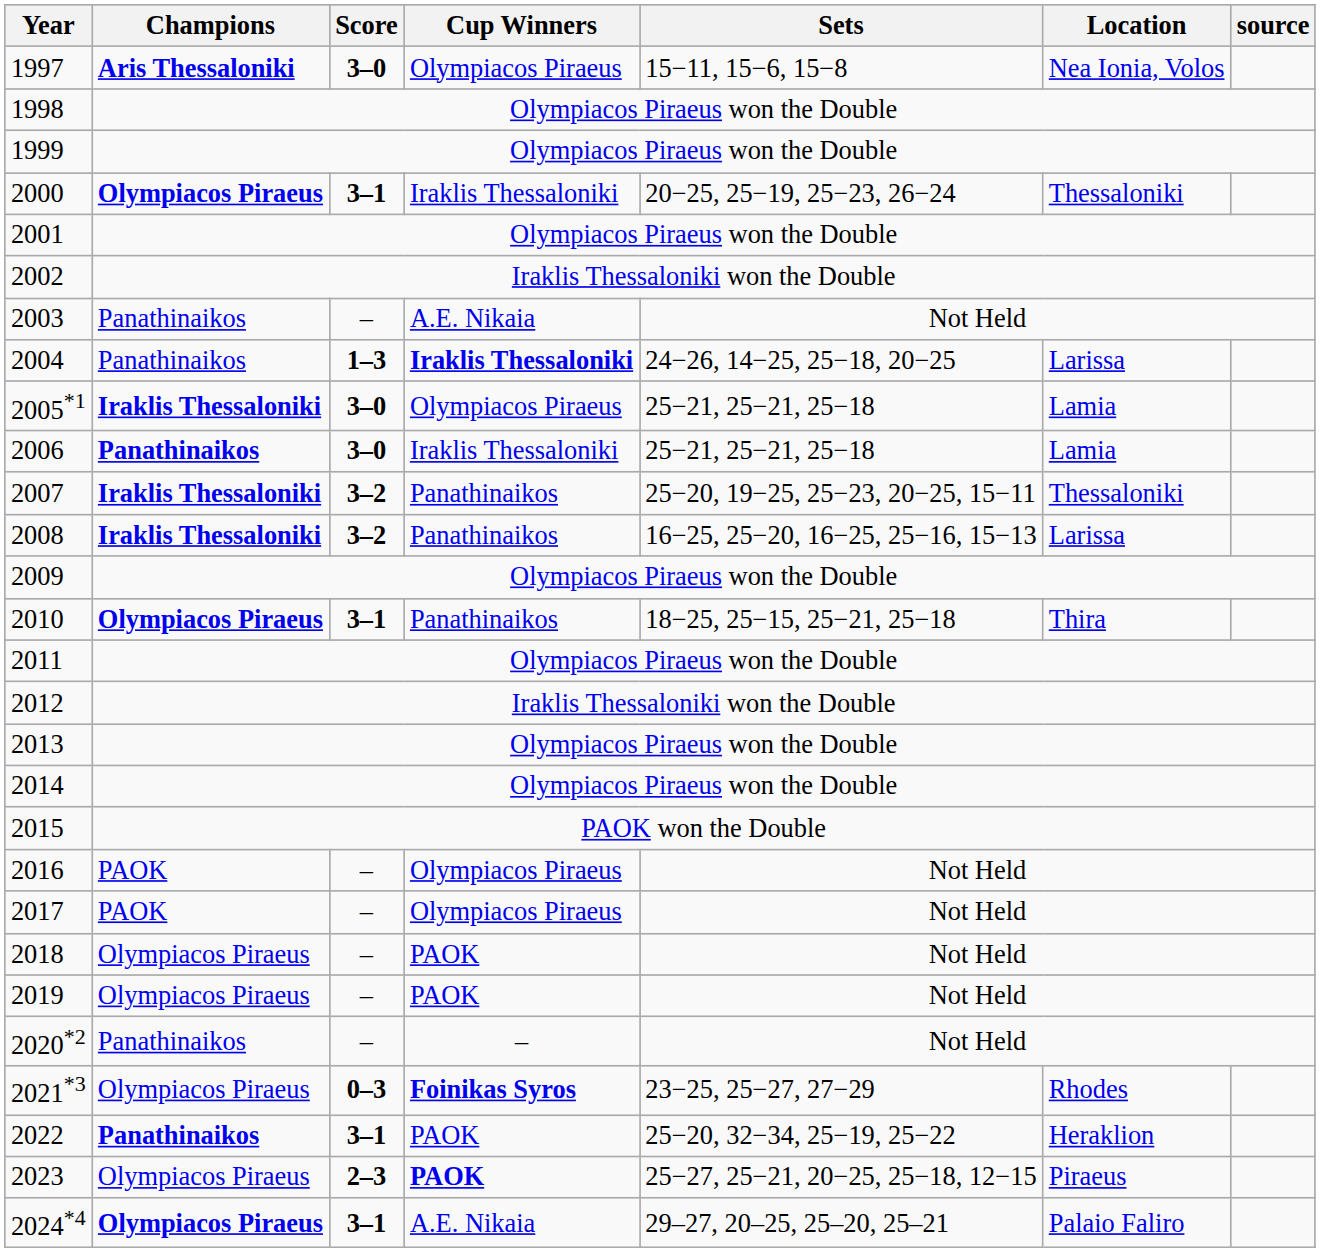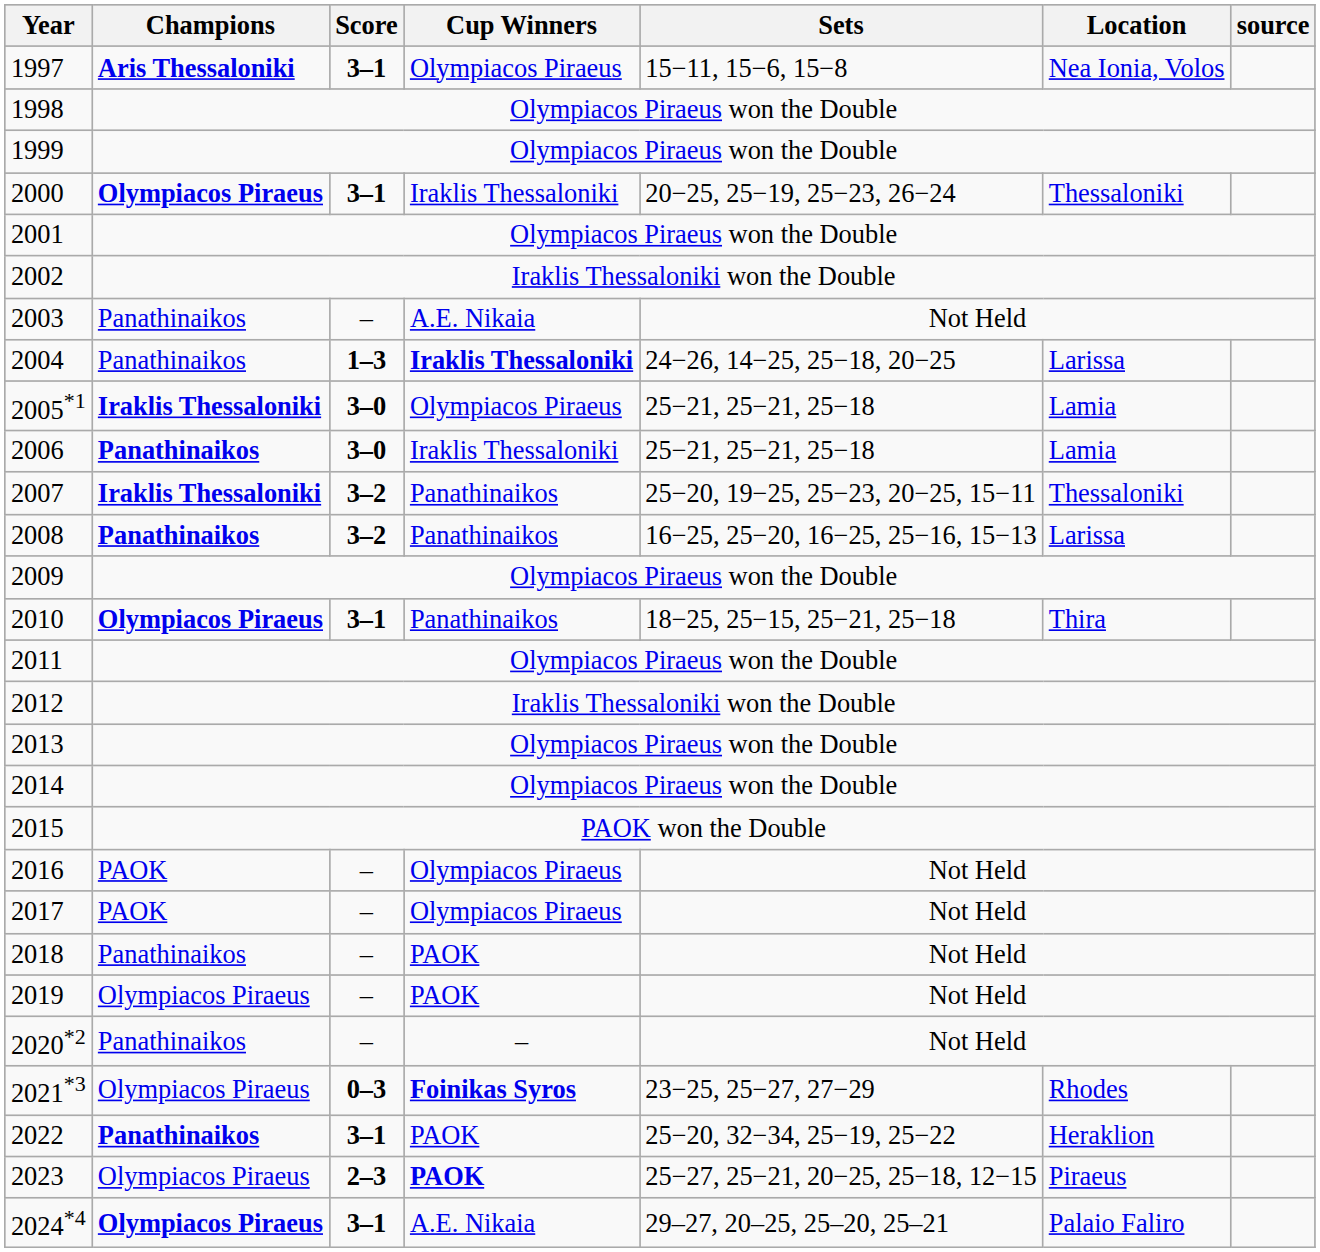(366, 67) 3–0 -> (366, 67) 3–1
(210, 535) Iraklis Thessaloniki -> (179, 535) Panathinaikos
(204, 953) Olympiacos Piraeus -> (172, 953) Panathinaikos
